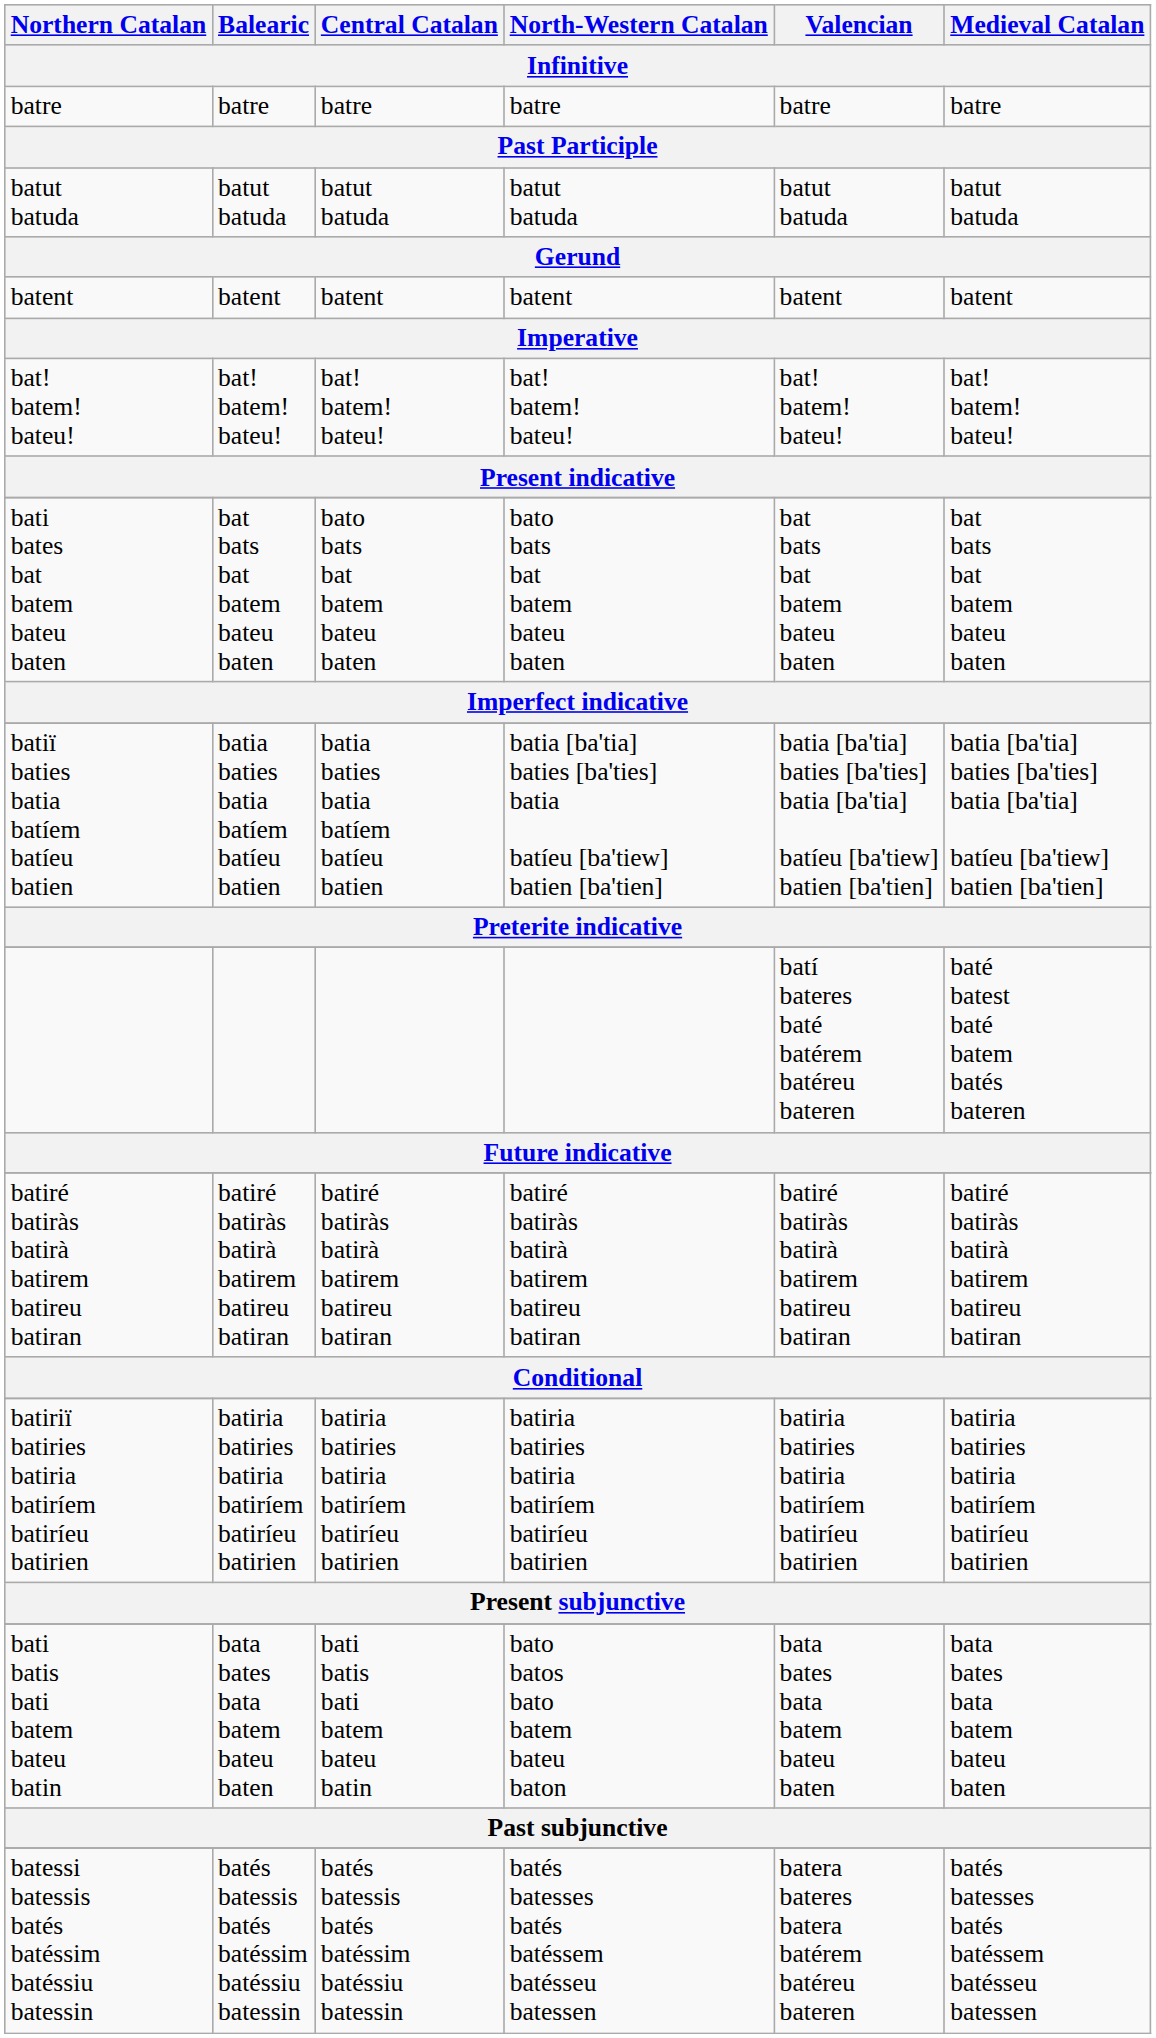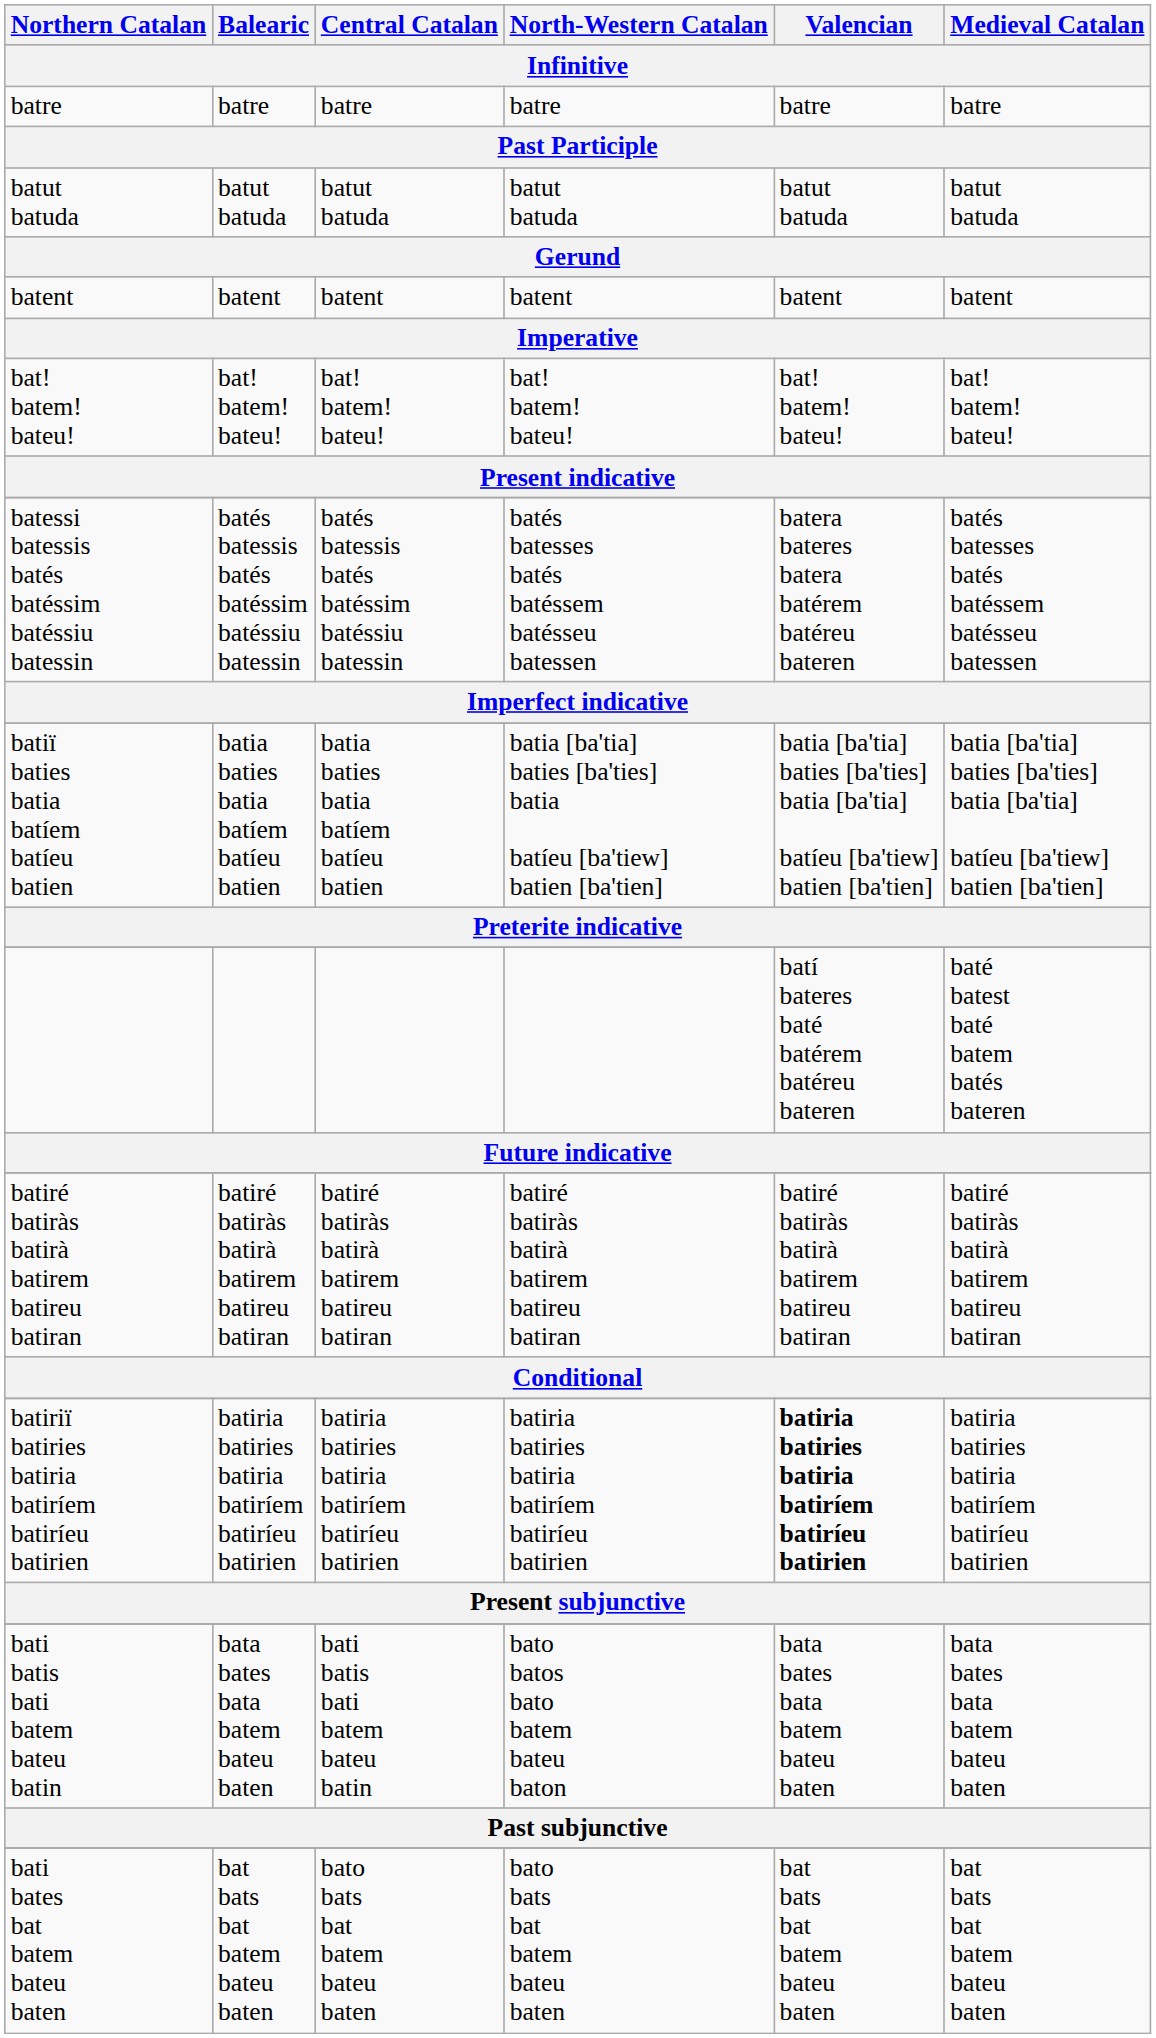rows swapped: (42, 589) <-> (56, 1940)
(822, 1490) normal -> (827, 1490) bold
